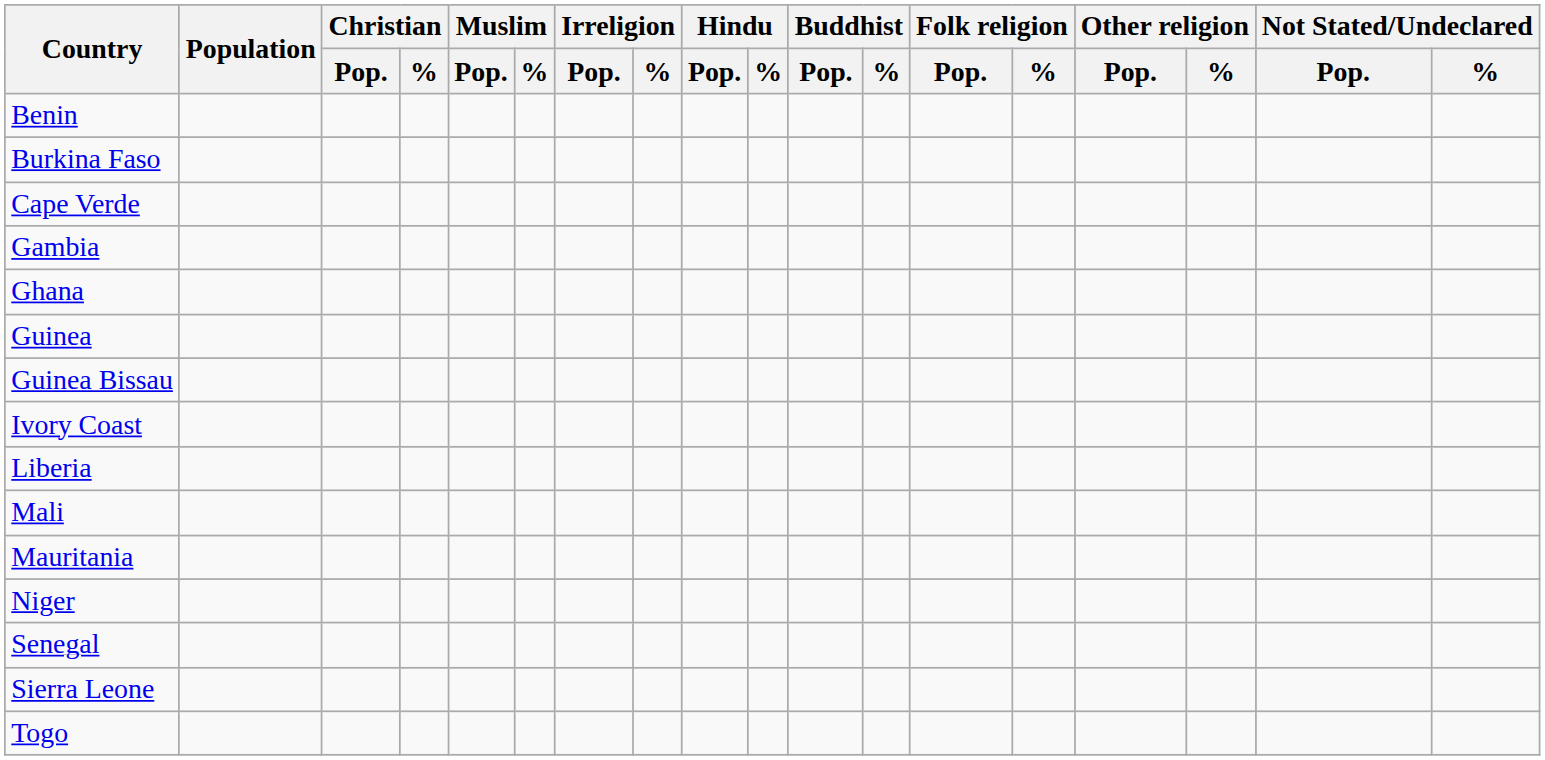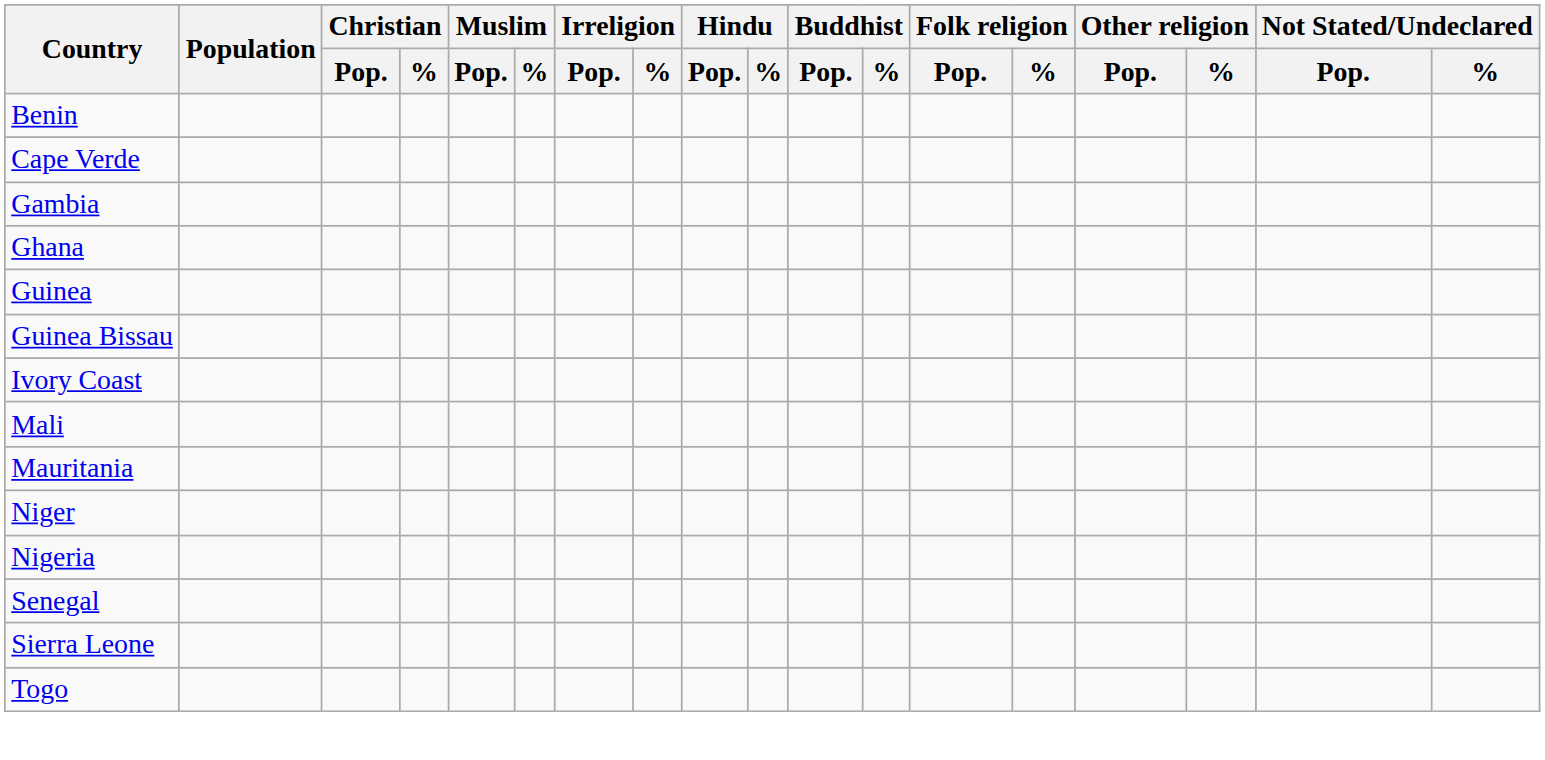- row: (86, 159)
- row: (51, 468)
+ row: (53, 556)
